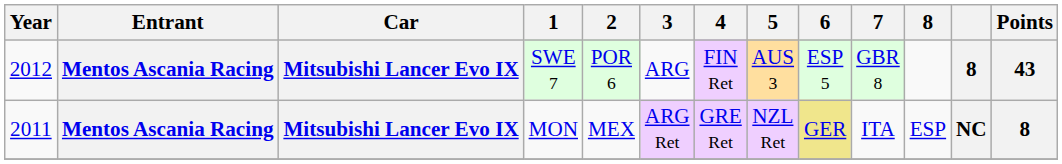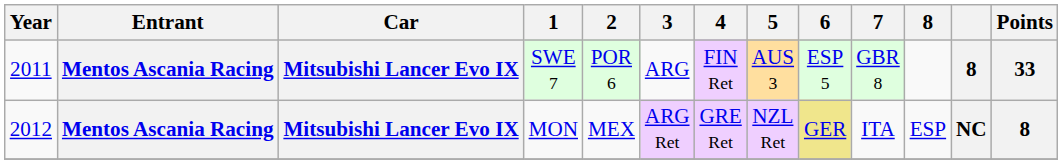(31, 69) 2012 -> (31, 69) 2011
(1025, 69) 43 -> (1025, 69) 33
(31, 129) 2011 -> (31, 129) 2012
